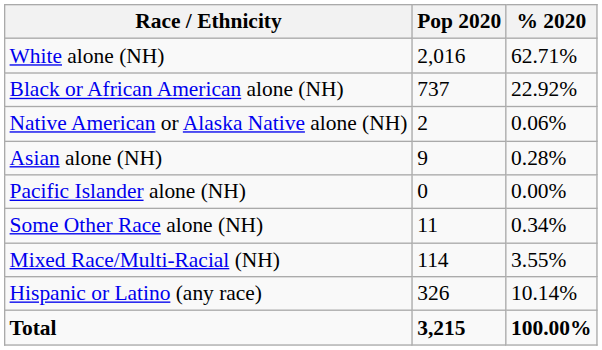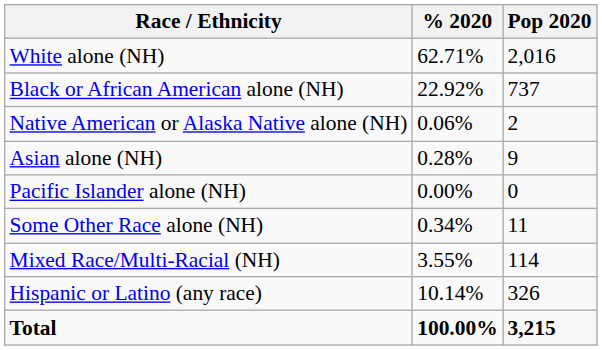columns swapped: (459, 21) <-> (551, 21)
